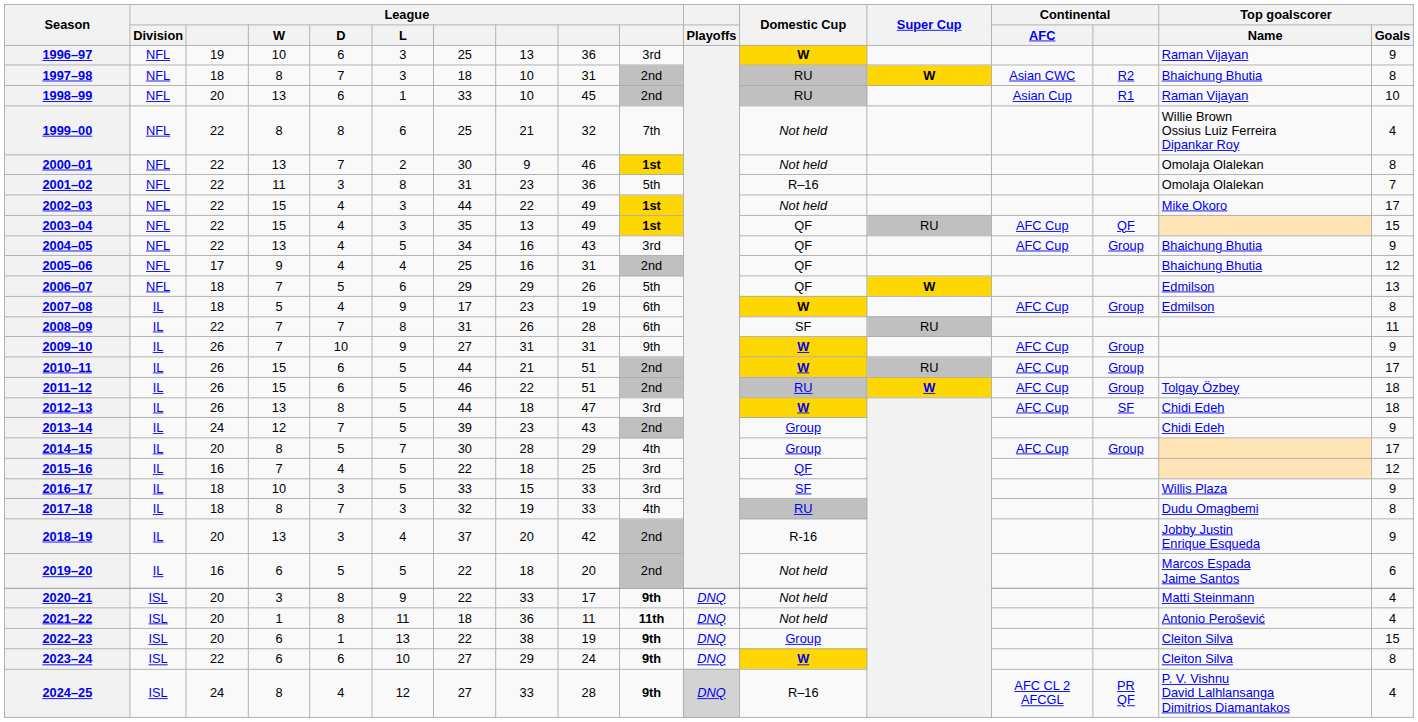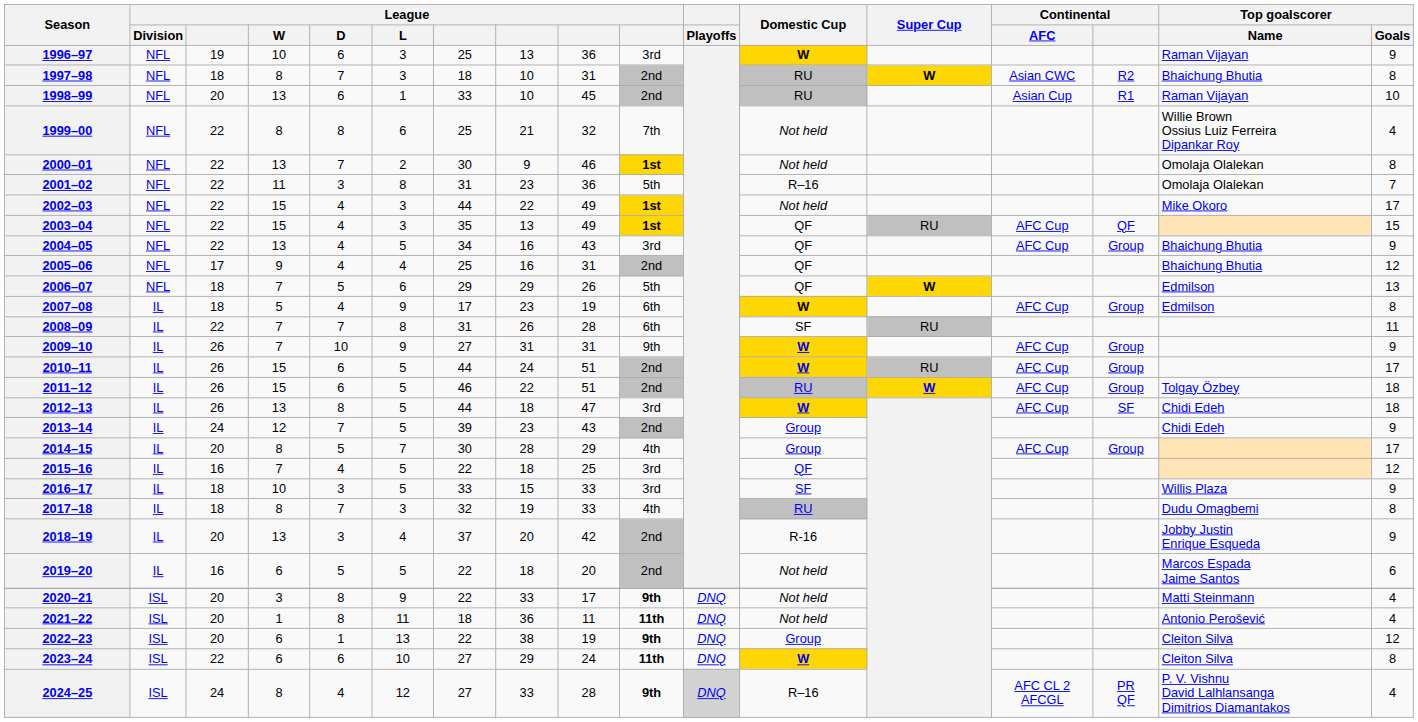(527, 367) 21 -> (527, 367) 24
(1392, 639) 15 -> (1392, 639) 12
(652, 659) 9th -> (652, 659) 11th
